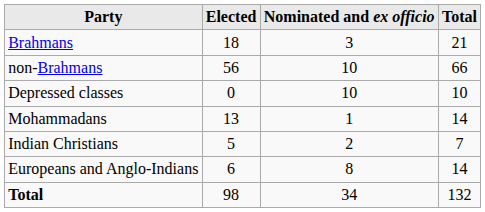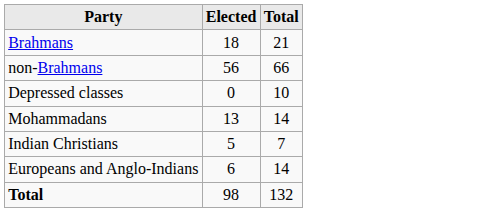- column: (349, 17)
